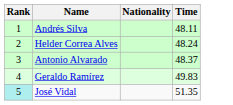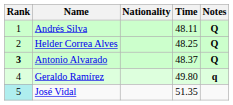+ column: (214, 12)
(186, 44) 48.24 -> (186, 44) 48.25
(18, 60) normal -> (18, 60) bold
(186, 76) 49.83 -> (186, 76) 49.80
